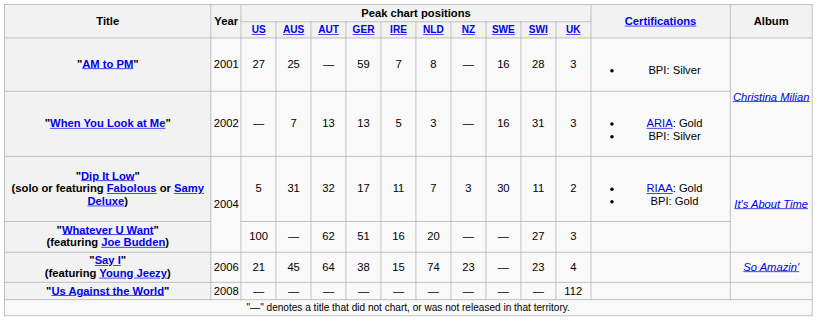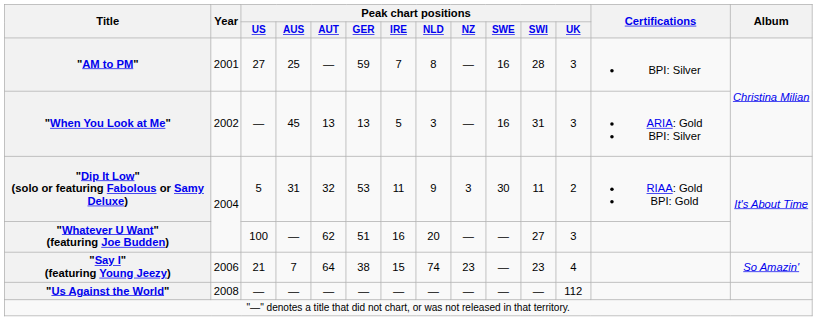(294, 123) 7 -> (294, 123) 45
(364, 188) 17 -> (364, 188) 53
(433, 188) 7 -> (433, 188) 9
(294, 267) 45 -> (294, 267) 7
